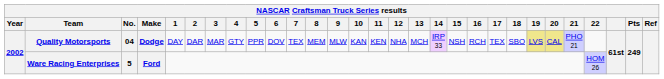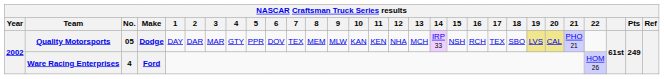(129, 41) 04 -> (129, 41) 05
(129, 63) 5 -> (129, 63) 4
